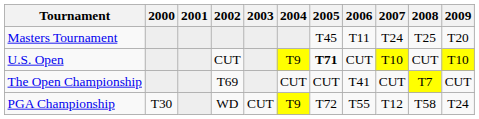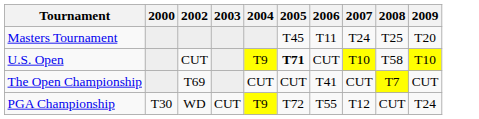- column: (194, 15)
(425, 59) CUT -> (392, 59) T58
(425, 103) T58 -> (392, 103) CUT
